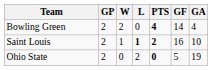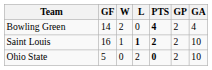columns swapped: (108, 12) <-> (180, 12)
(196, 57) 19 -> (196, 57) 10
